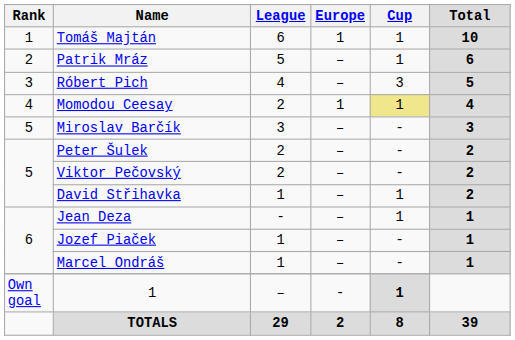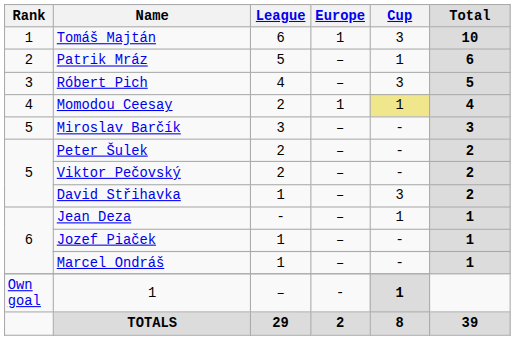(400, 38) 1 -> (400, 38) 3
(400, 195) 1 -> (400, 195) 3
